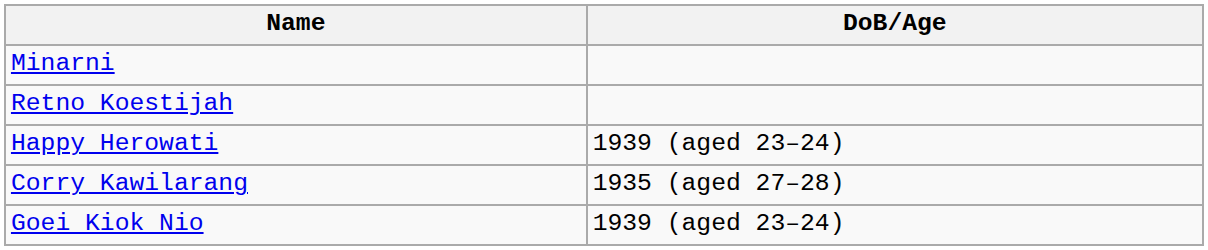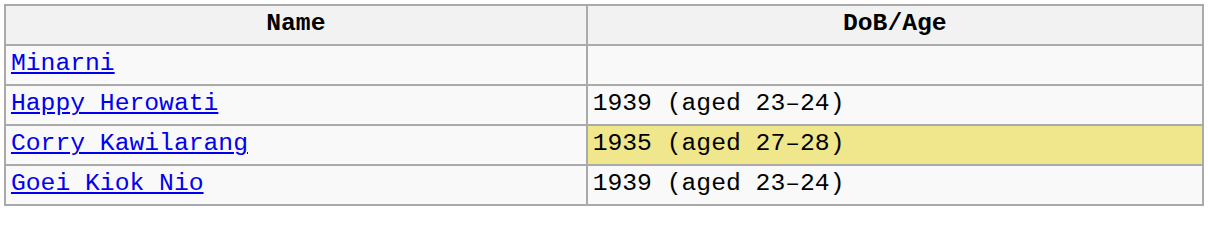- row: (122, 105)
(719, 185) no background -> (719, 145) khaki background
